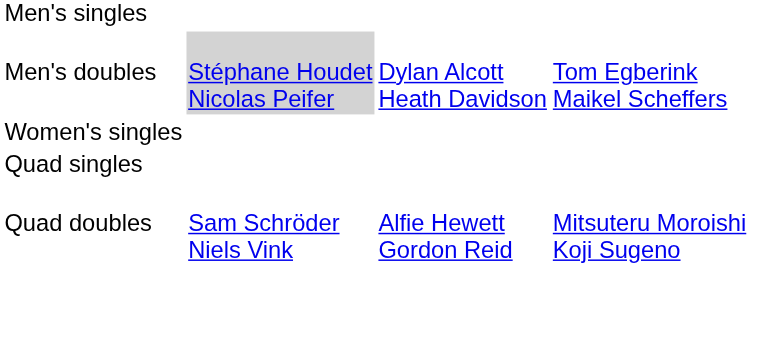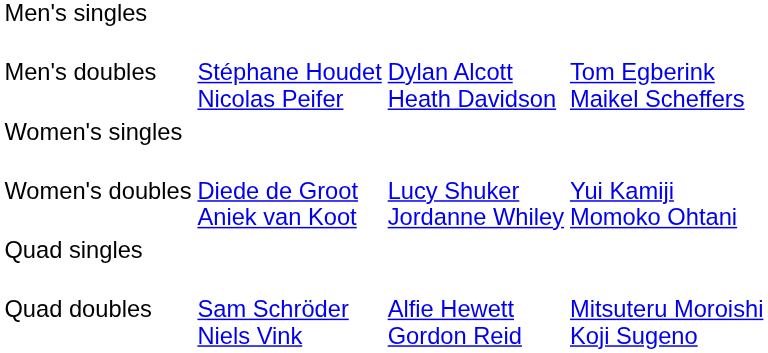(280, 86) lightgrey background -> (290, 86) no background
+ row: (98, 191)
